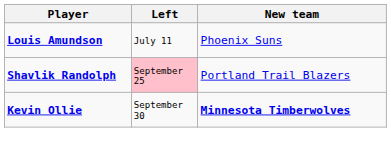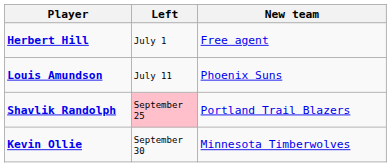+ row: (48, 40)
(275, 110) bold -> (275, 145) normal
